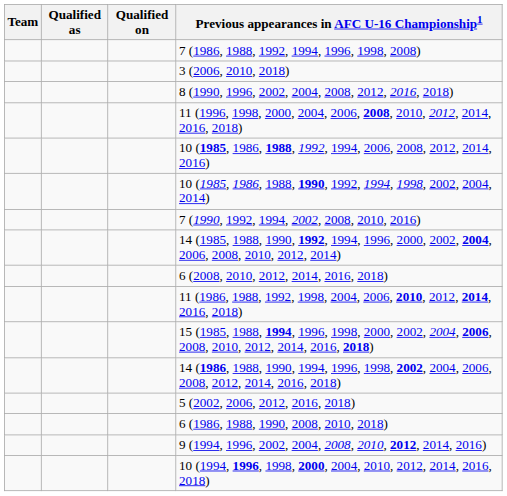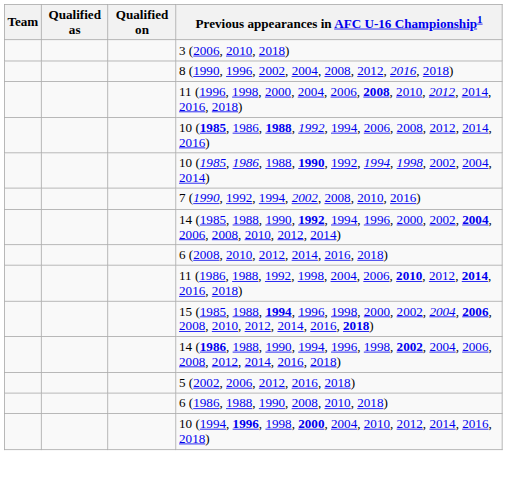- row: (300, 50)
- row: (333, 445)
